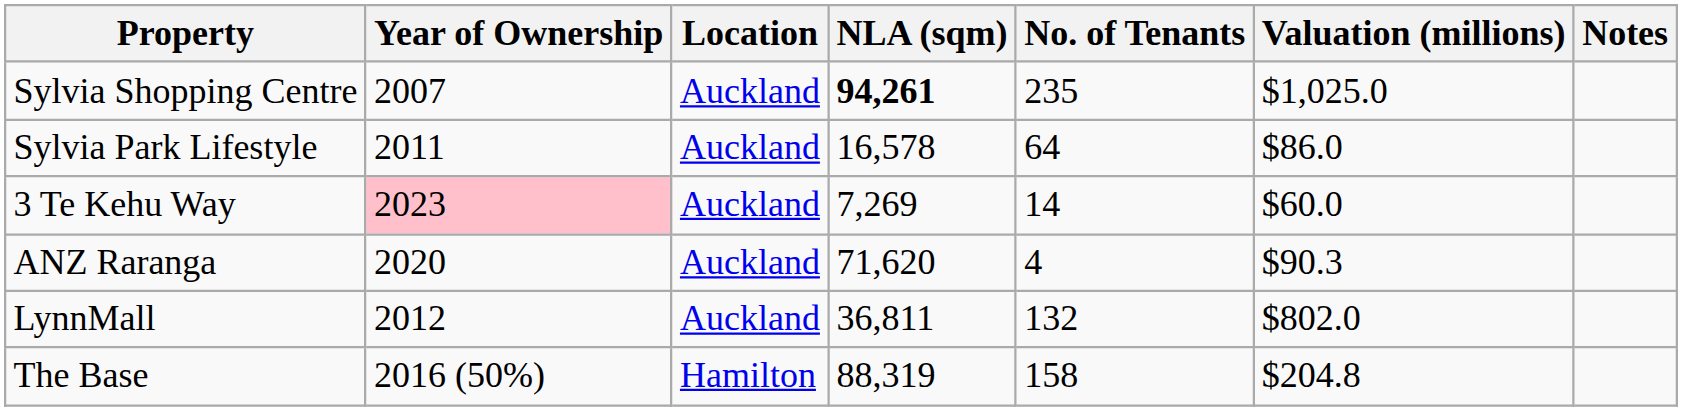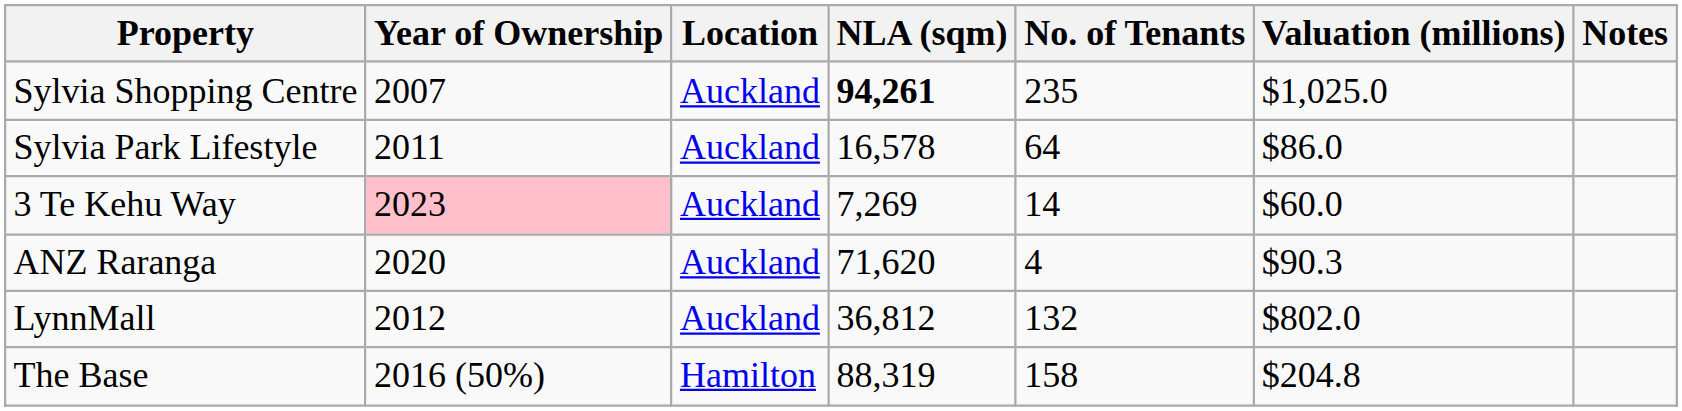(885, 318) 36,811 -> (886, 318) 36,812
